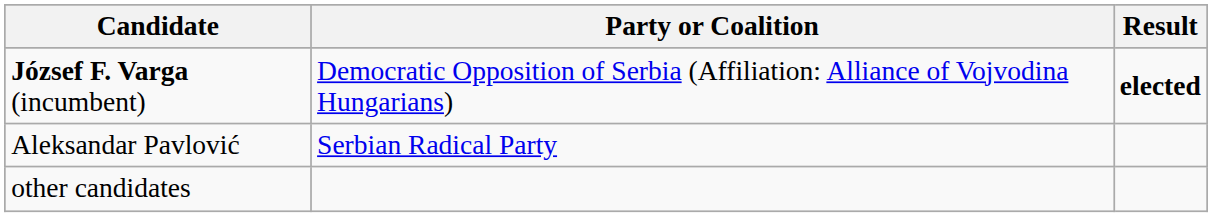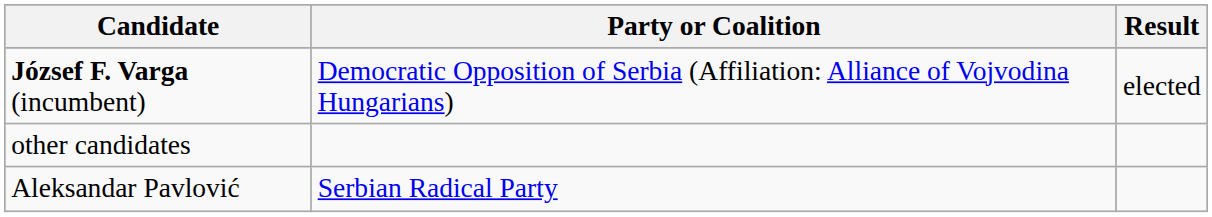(1160, 85) bold -> (1162, 85) normal
rows swapped: (125, 144) <-> (101, 188)
